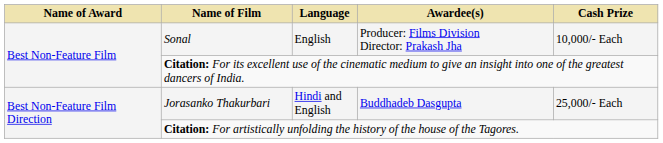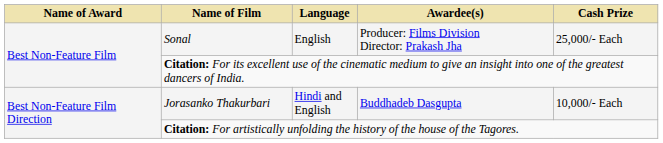(589, 39) 10,000/- Each -> (589, 39) 25,000/- Each
(589, 103) 25,000/- Each -> (589, 103) 10,000/- Each
